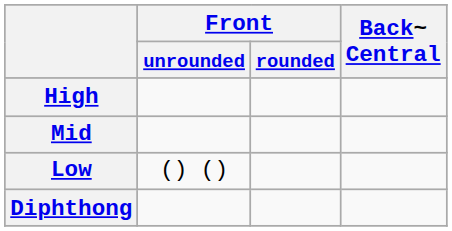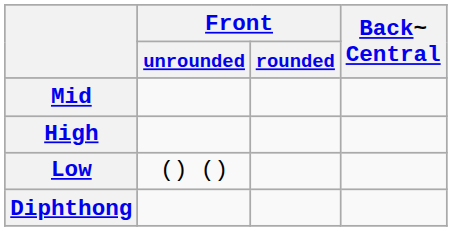rows swapped: (71, 97) <-> (71, 134)
